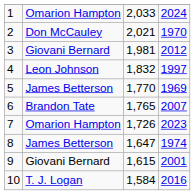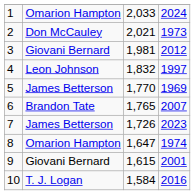(174, 32) 1970 -> (174, 32) 1973
(73, 124) Omarion Hampton -> (69, 124) James Betterson
(69, 143) James Betterson -> (73, 143) Omarion Hampton
